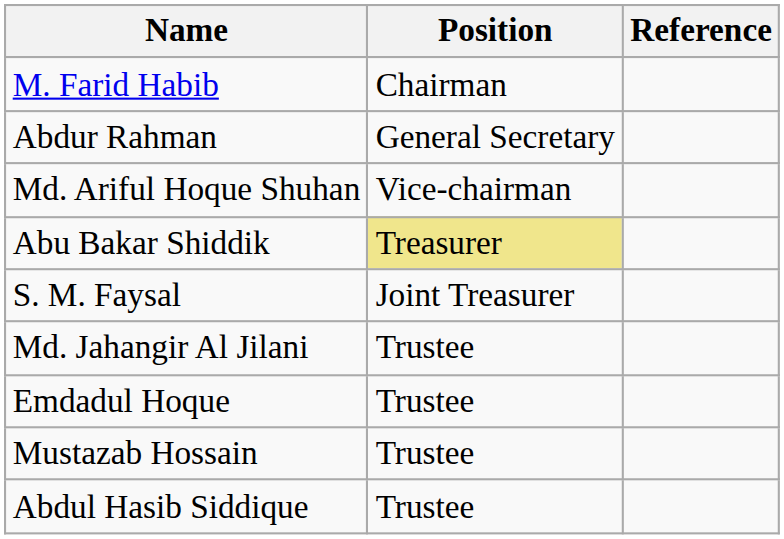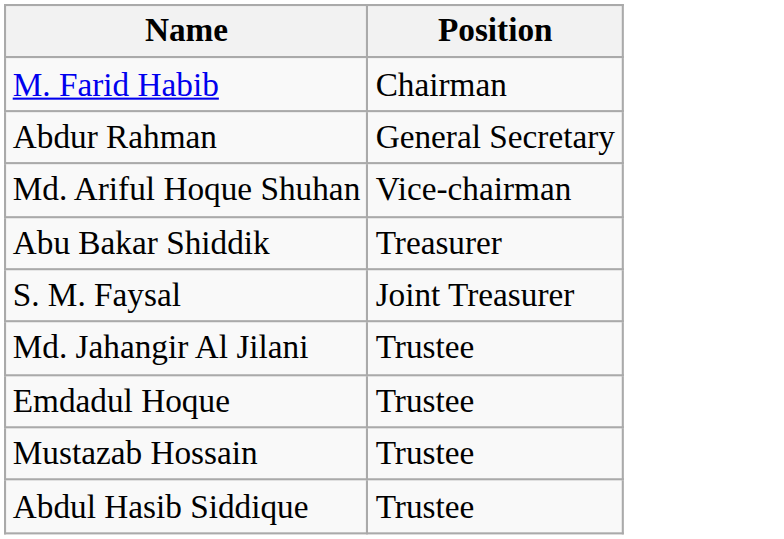- column: (701, 30)
(439, 242) khaki background -> (439, 242) no background
